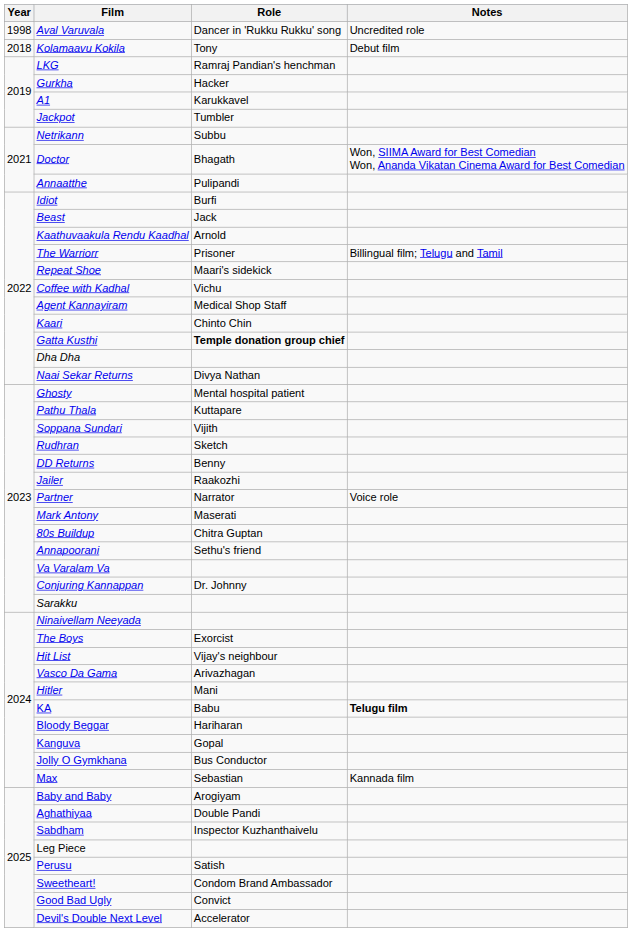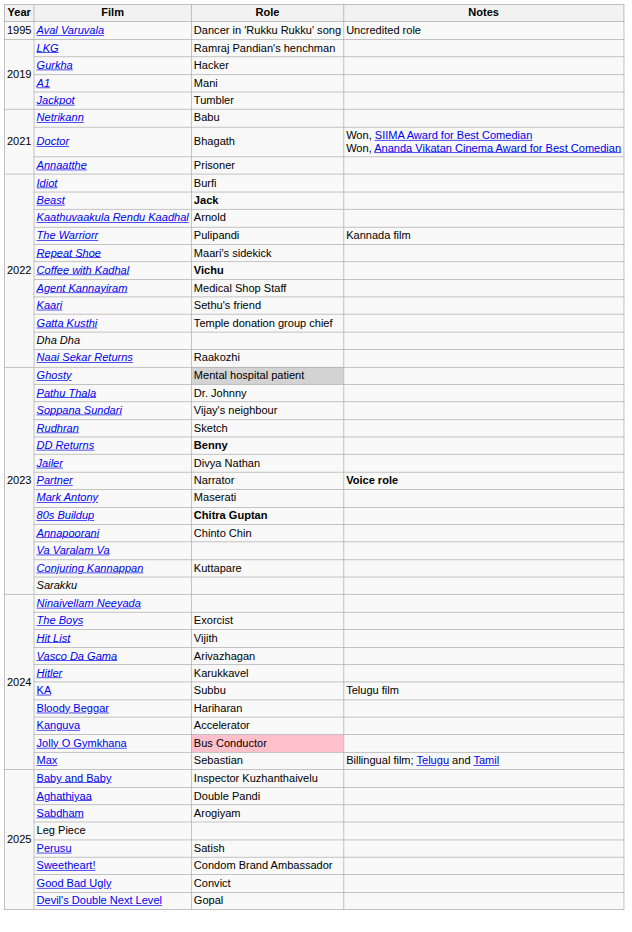(19, 30) 1998 -> (19, 30) 1995
- row: (81, 48)
(221, 100) Karukkavel -> (206, 83) Mani
(210, 135) Subbu -> (207, 118) Babu
(217, 183) Pulipandi -> (214, 165) Prisoner
(205, 218) normal -> (206, 200) bold
(214, 253) Prisoner -> (217, 235) Pulipandi
(426, 253) Billingual film; Telugu and Tamil -> (378, 235) Kannada film
(208, 288) normal -> (209, 270) bold
(223, 323) Chinto Chin -> (227, 305) Sethu's friend
(269, 340) bold -> (263, 323) normal
(227, 375) Divya Nathan -> (217, 358) Raakozhi
(249, 393) no background -> (249, 375) lightgrey background
(218, 410) Kuttapare -> (220, 393) Dr. Johnny
(206, 428) Vijith -> (236, 410) Vijay's neighbour
(210, 463) normal -> (211, 445) bold
(217, 480) Raakozhi -> (227, 463) Divya Nathan
(374, 498) normal -> (372, 480) bold
(228, 533) normal -> (231, 515) bold
(227, 550) Sethu's friend -> (223, 533) Chinto Chin
(220, 585) Dr. Johnny -> (218, 568) Kuttapare
(236, 655) Vijay's neighbour -> (206, 638) Vijith
(206, 691) Mani -> (221, 673) Karukkavel
(207, 708) Babu -> (210, 691) Subbu
(379, 708) bold -> (373, 691) normal
(209, 743) Gopal -> (222, 726) Accelerator
(230, 761) no background -> (230, 743) pink background
(382, 778) Kannada film -> (423, 761) Billingual film; Telugu and Tamil
(217, 796) Arogiyam -> (256, 778) Inspector Kuzhanthaivelu
(256, 831) Inspector Kuzhanthaivelu -> (217, 813) Arogiyam
(222, 918) Accelerator -> (209, 901) Gopal
